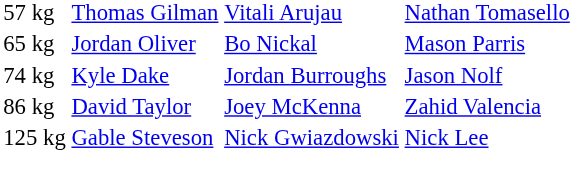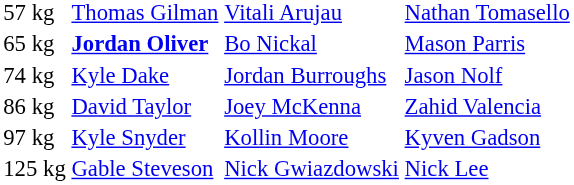(134, 44) normal -> (140, 44) bold
+ row: (29, 137)
